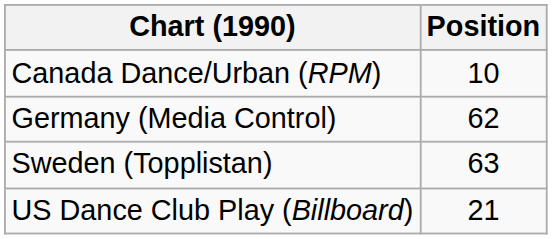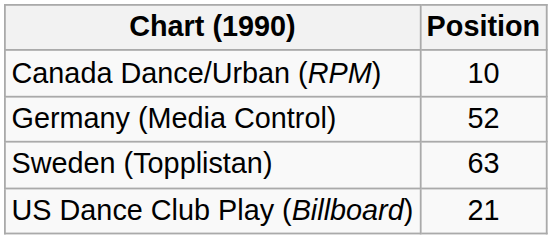(483, 118) 62 -> (483, 118) 52
